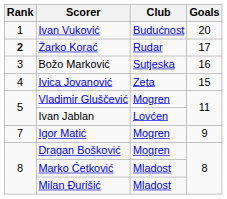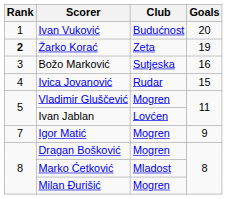(148, 47) Rudar -> (144, 47) Zeta
(205, 47) 17 -> (205, 47) 19
(144, 82) Zeta -> (148, 82) Rudar
(152, 185) Mladost -> (151, 185) Mogren
